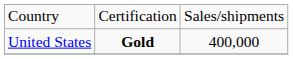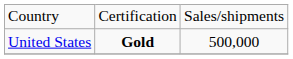(234, 41) 400,000 -> (234, 41) 500,000
